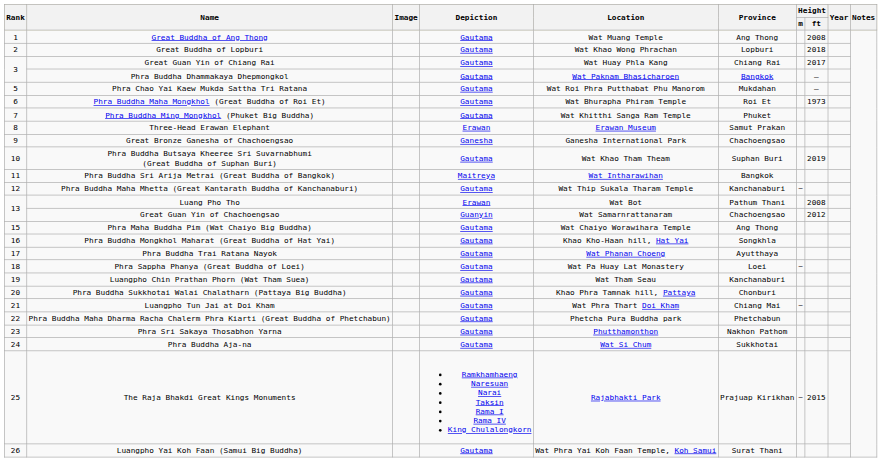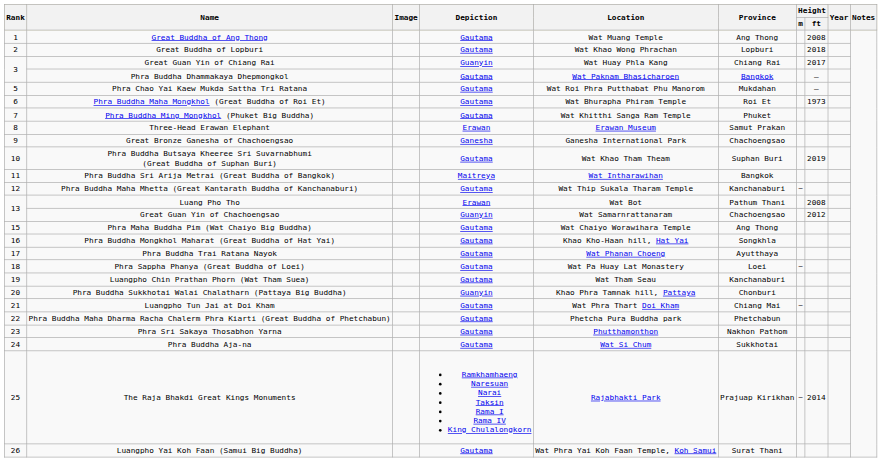(476, 62) Gautama -> (476, 62) Guanyin
(476, 292) Gautama -> (476, 292) Guanyin
(816, 397) 2015 -> (816, 397) 2014
